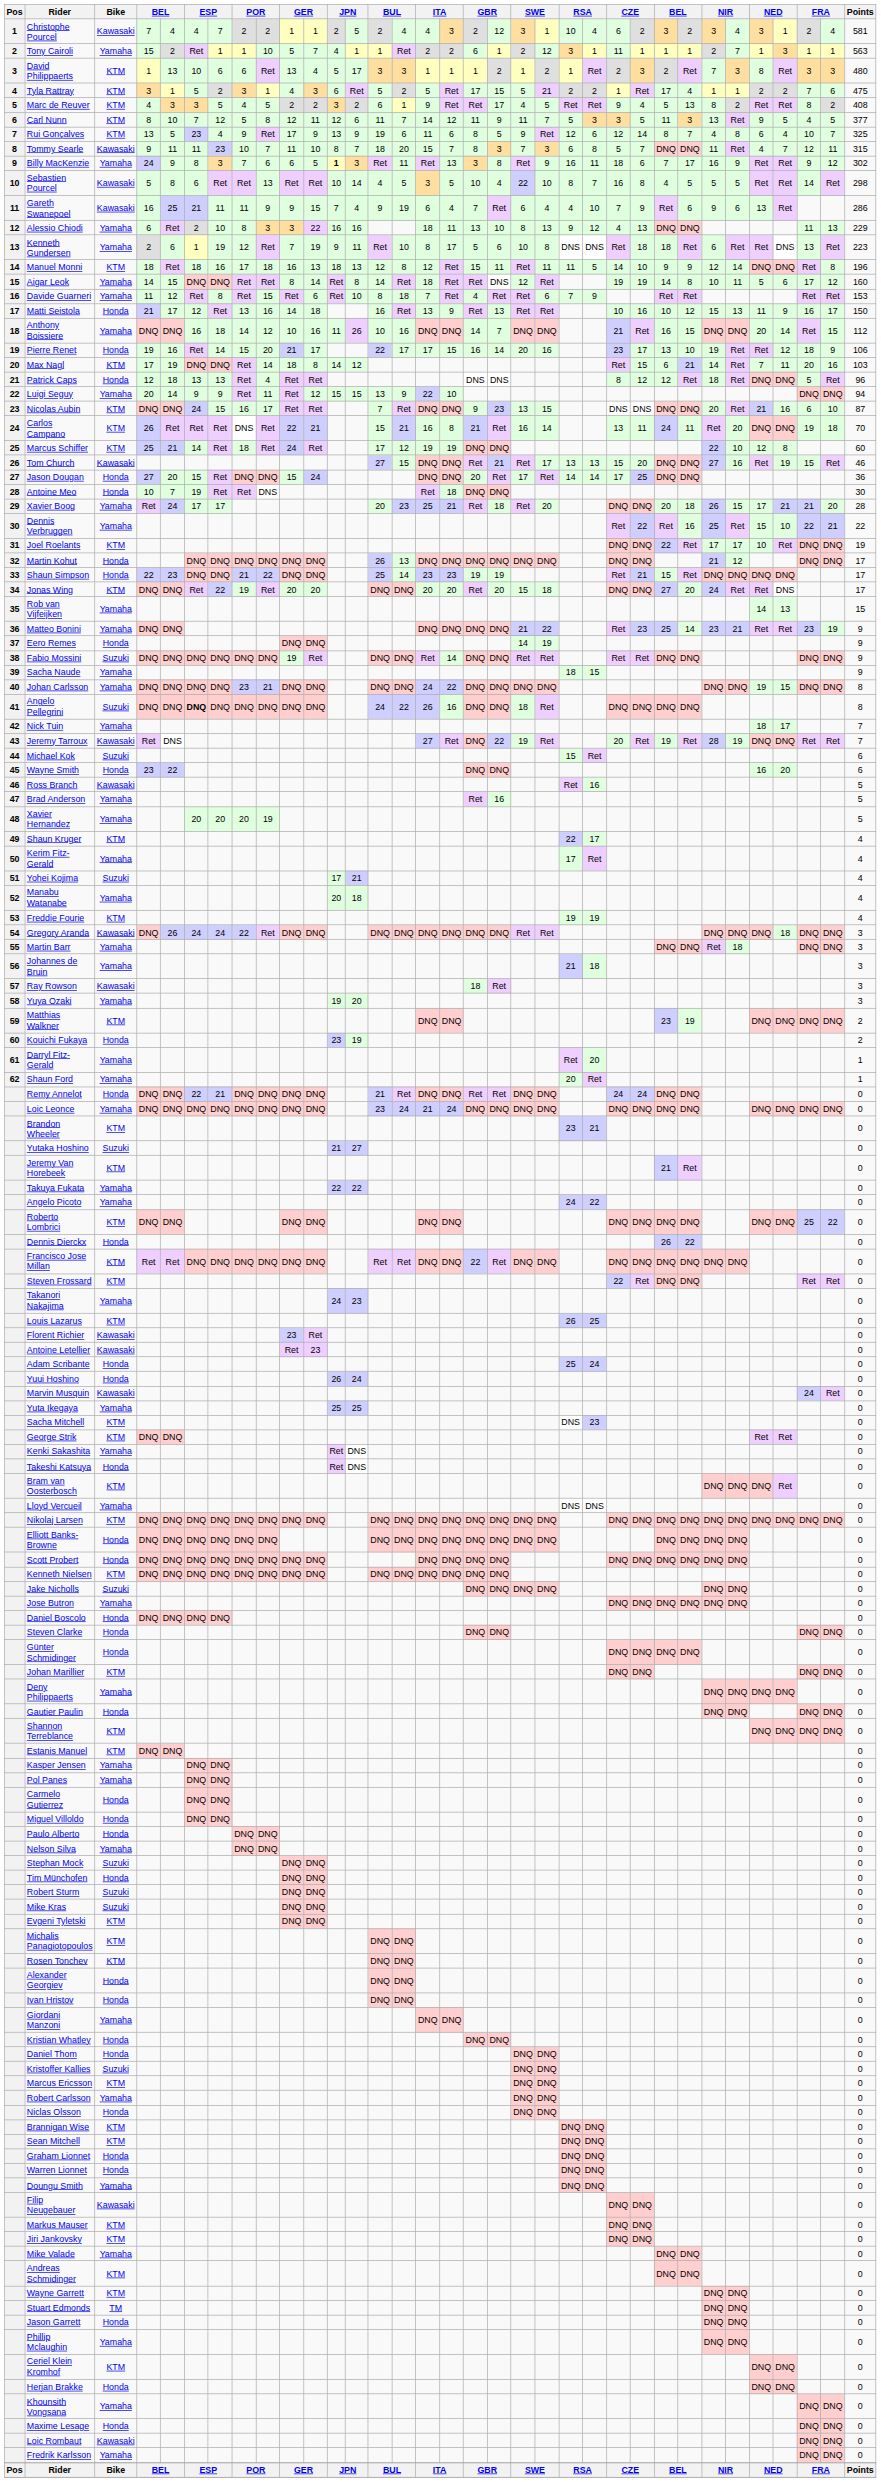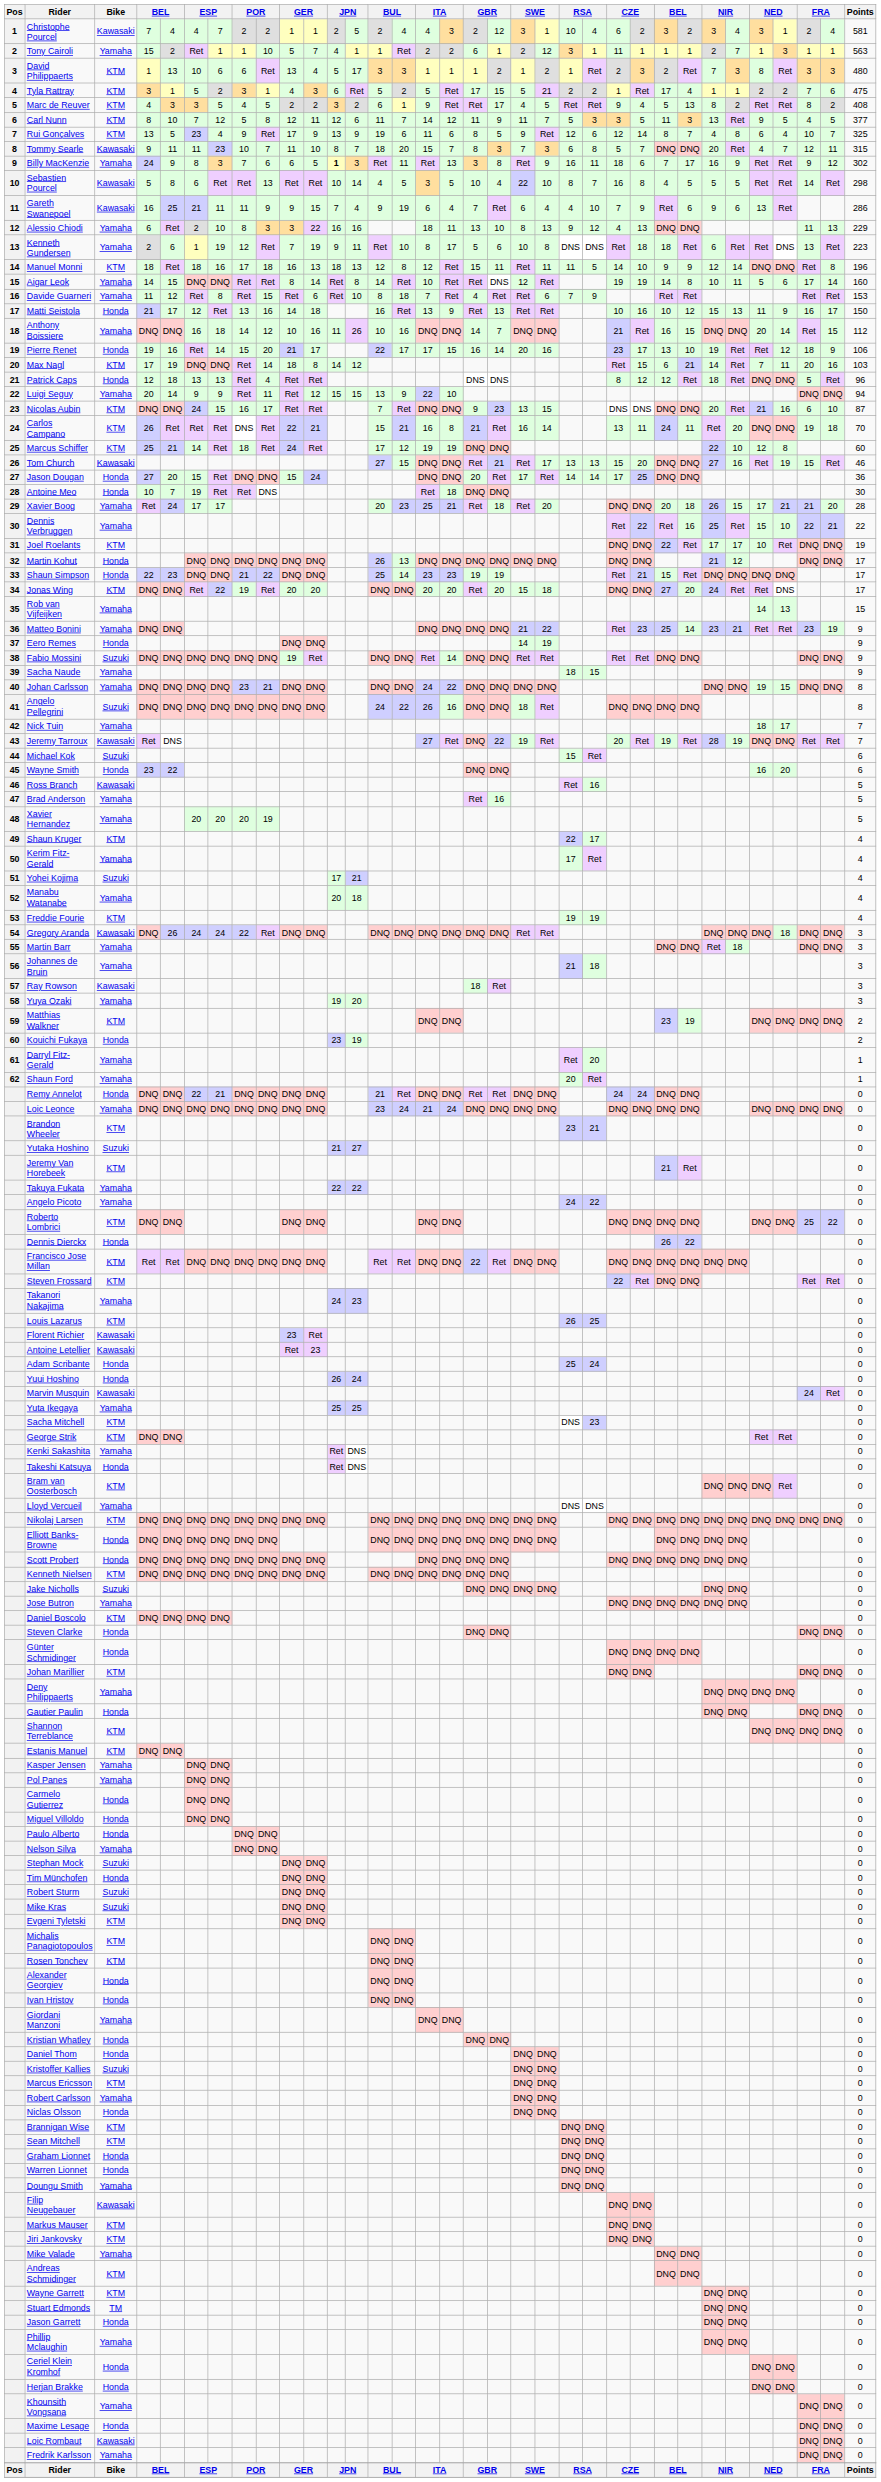(714, 149) 11 -> (714, 149) 20
(428, 281) 18 -> (428, 281) 10
(833, 281) 12 -> (833, 281) 14
(196, 706) bold -> (196, 706) normal
(116, 1618) Honda -> (116, 1618) KTM
(116, 2367) KTM -> (116, 2367) Honda
